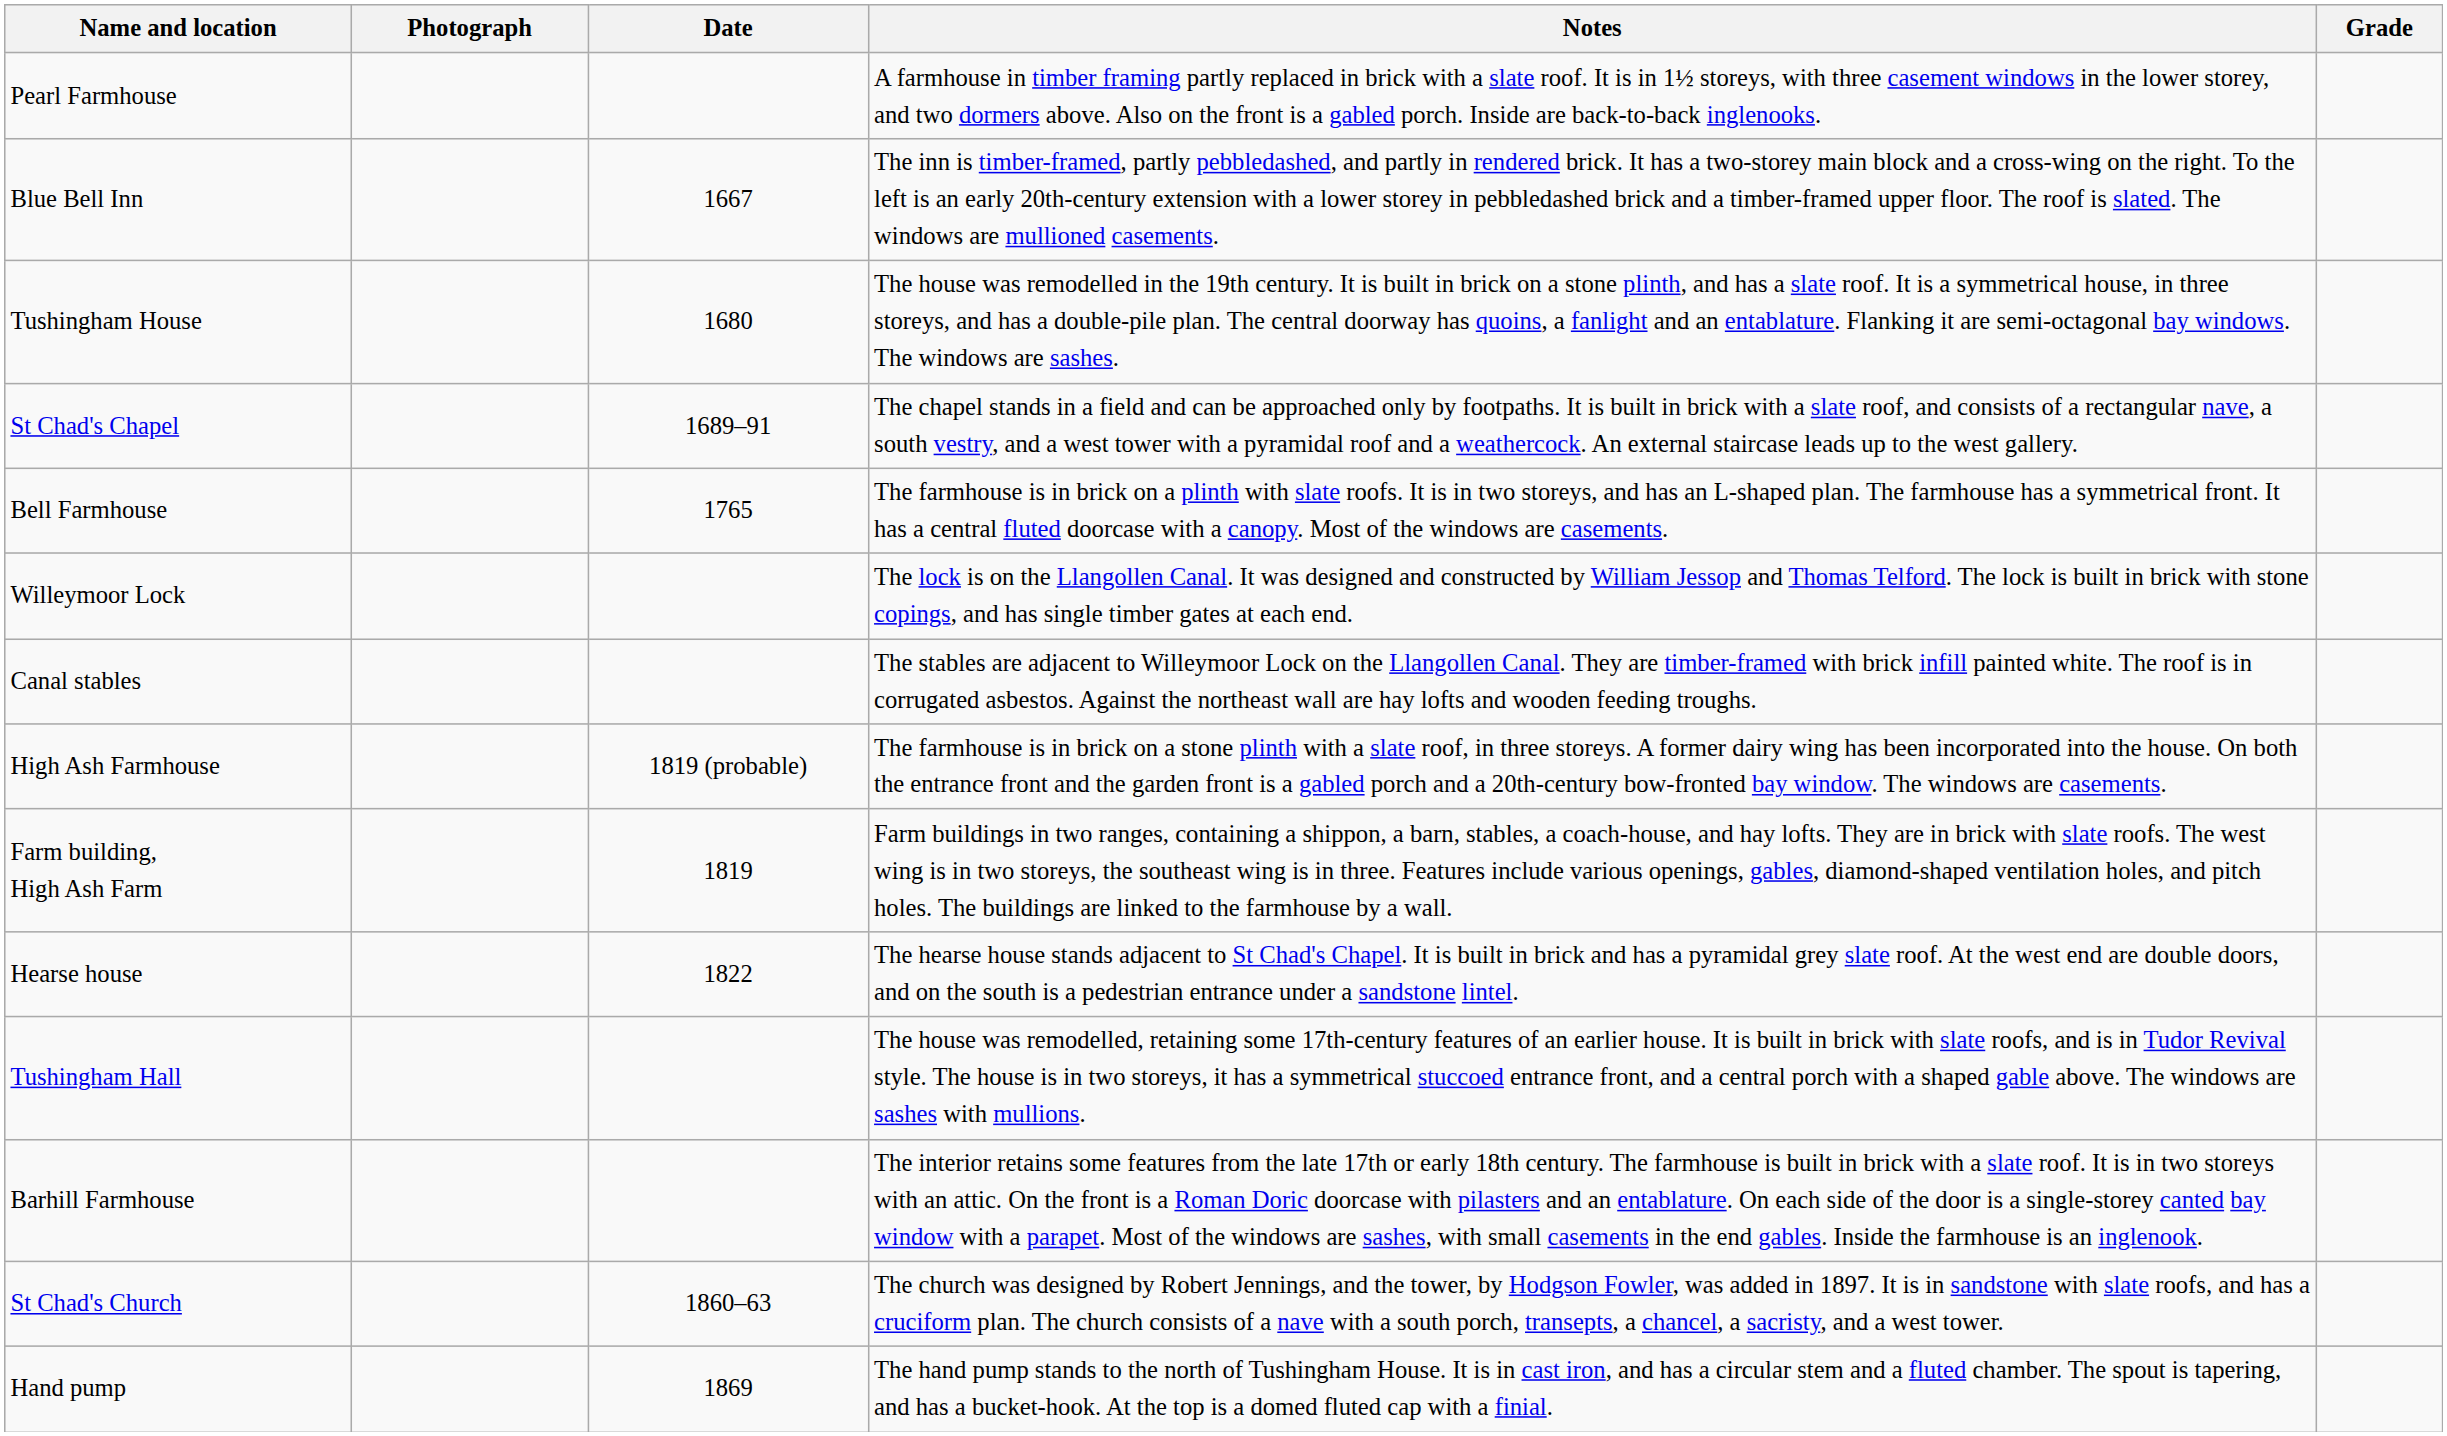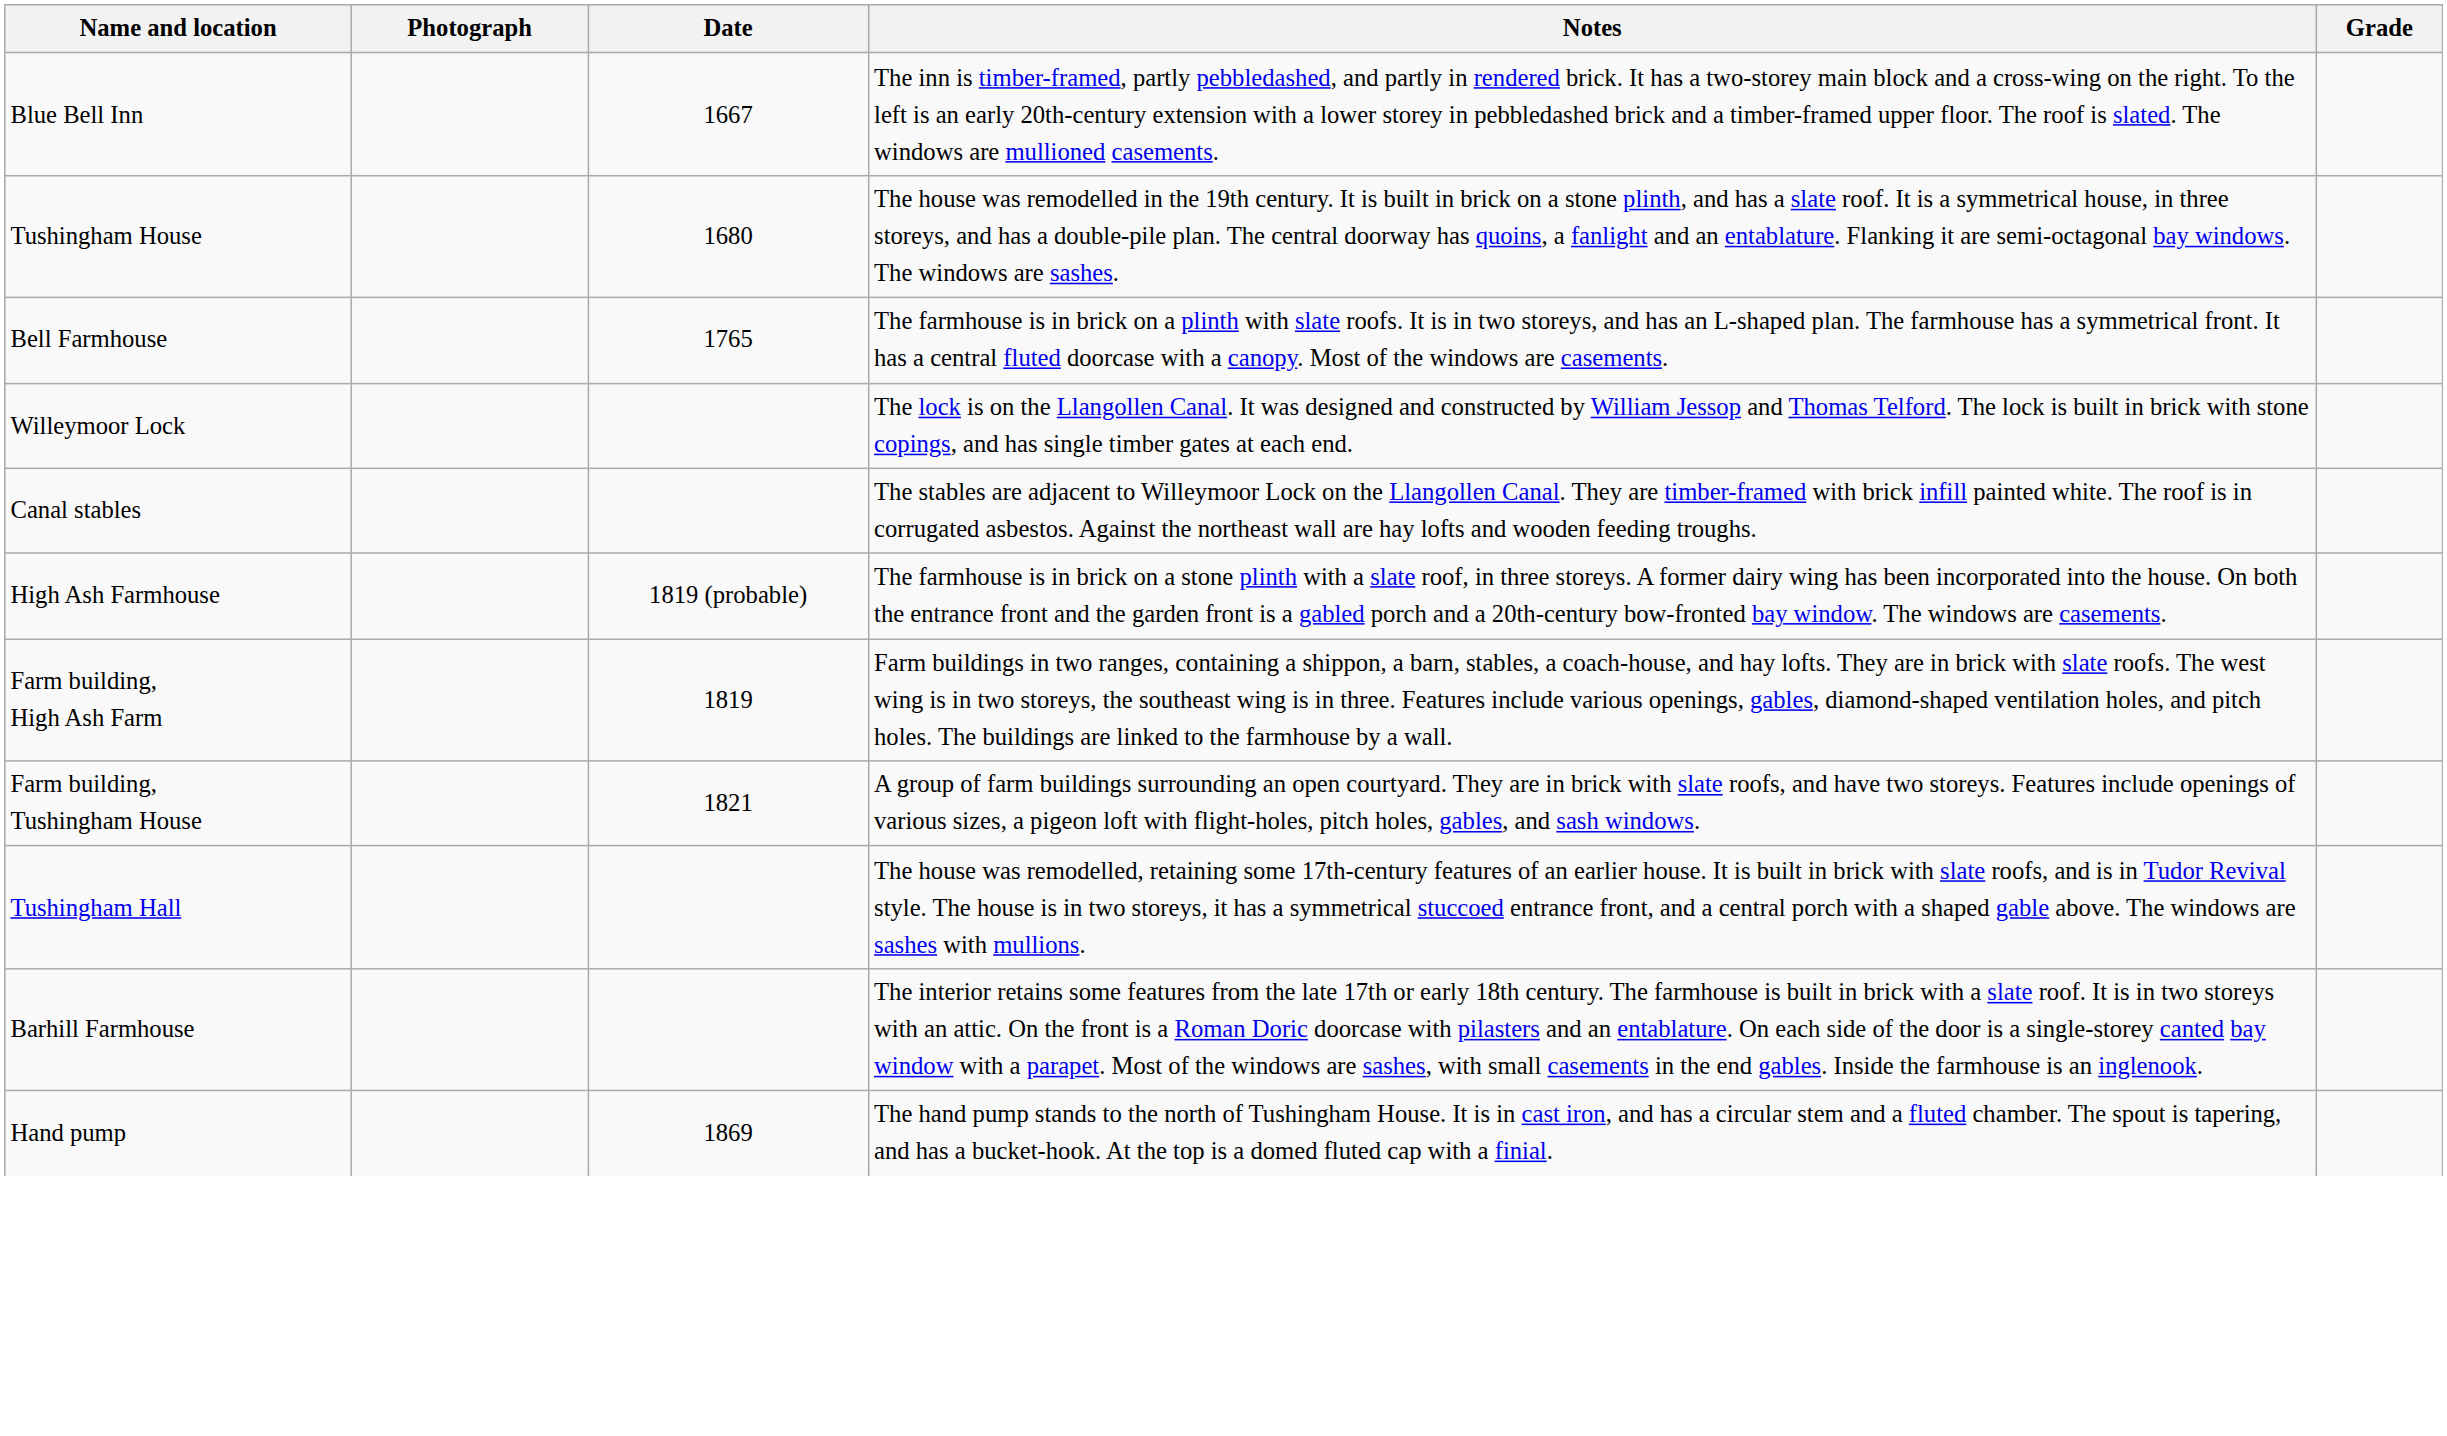- row: (94, 95)
- row: (95, 425)
+ row: (106, 803)
- row: (76, 973)
- row: (96, 1303)
